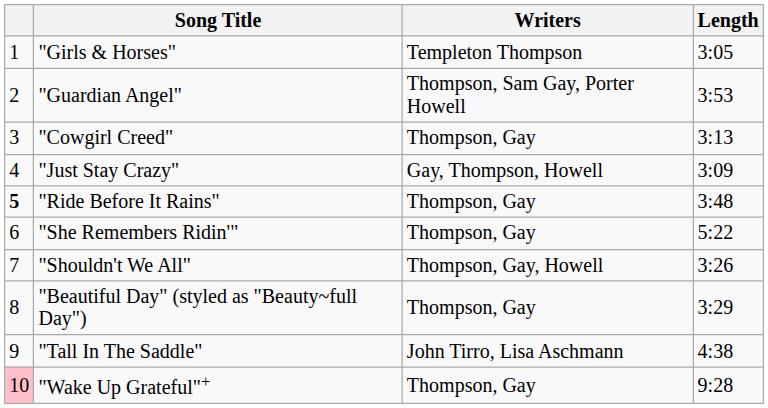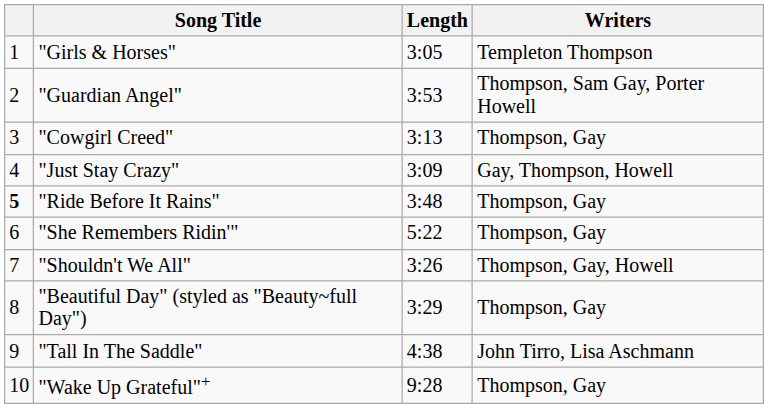columns swapped: (548, 20) <-> (728, 20)
(19, 385) pink background -> (19, 385) no background
